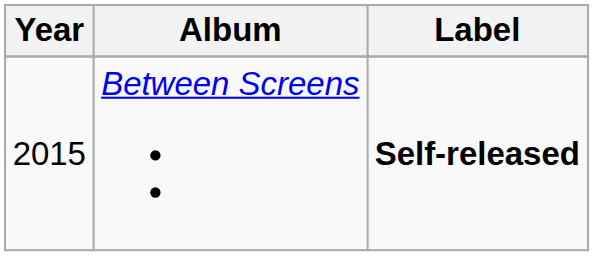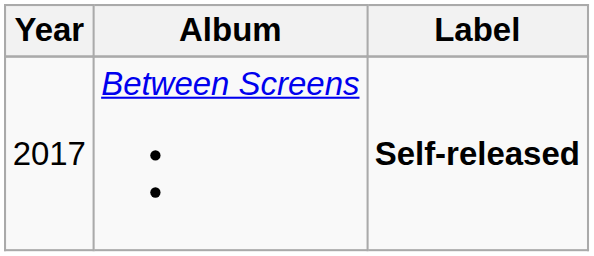(49, 152) 2015 -> (49, 152) 2017
